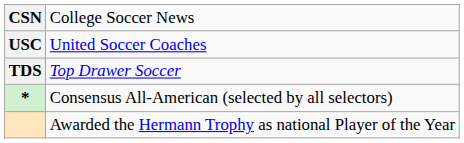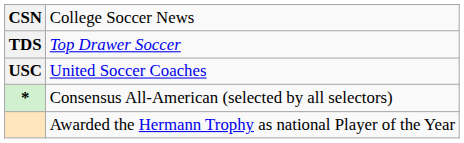rows swapped: (25, 71) <-> (25, 44)
